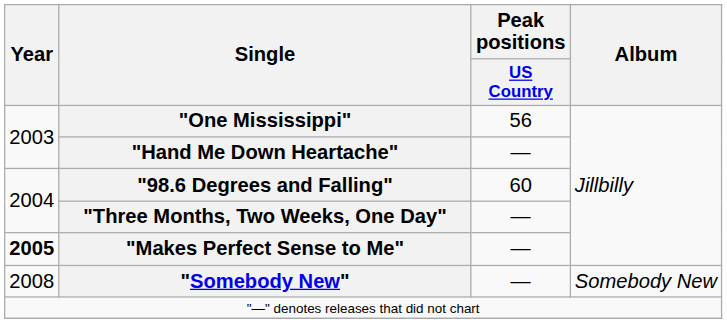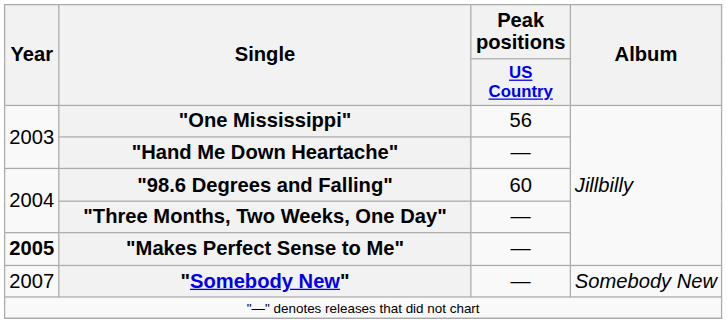(32, 280) 2008 -> (32, 280) 2007
